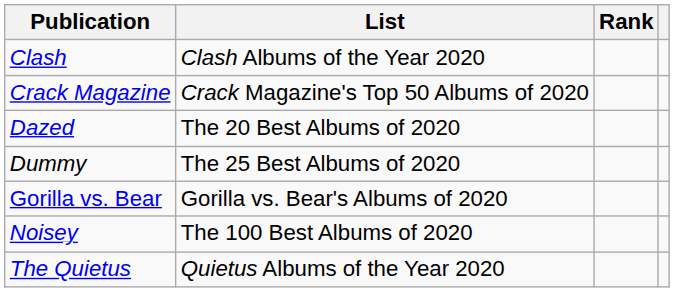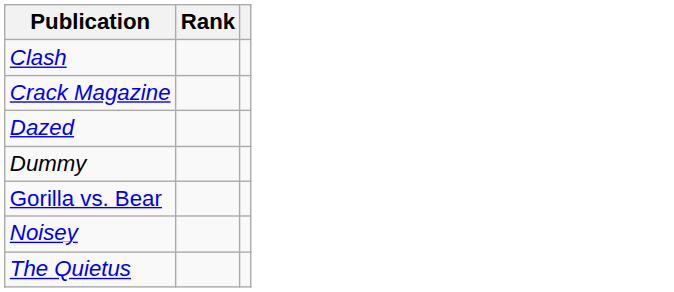- column: (385, 22)
